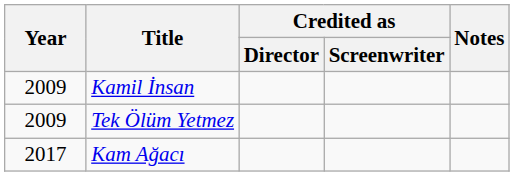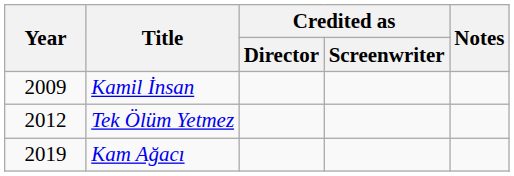(46, 120) 2009 -> (46, 120) 2012
(46, 154) 2017 -> (46, 154) 2019
